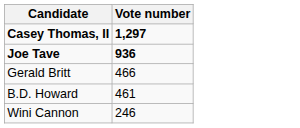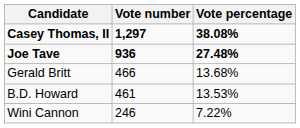+ column: (244, 14)
